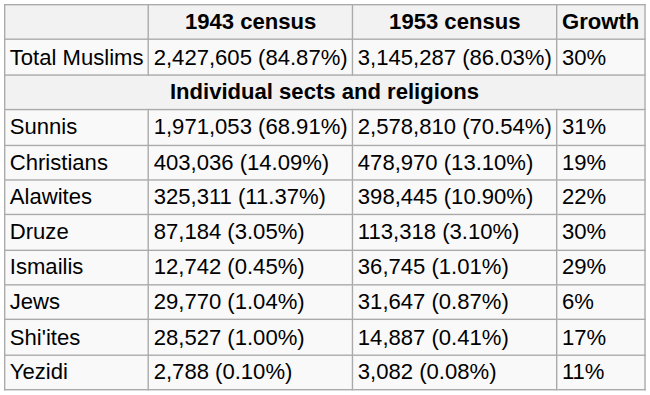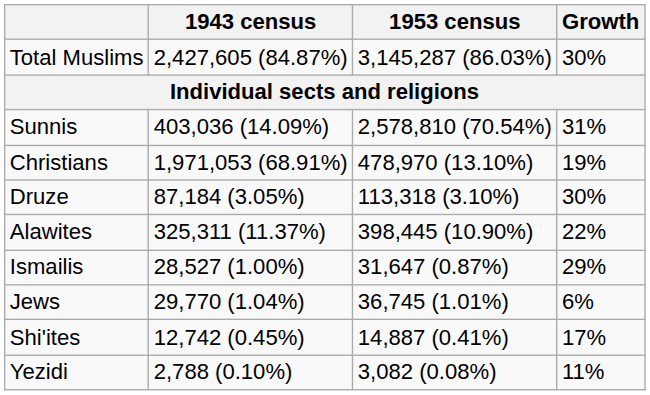(251, 127) 1,971,053 (68.91%) -> (241, 127) 403,036 (14.09%)
(241, 162) 403,036 (14.09%) -> (251, 162) 1,971,053 (68.91%)
rows swapped: (51, 197) <-> (39, 232)
(229, 267) 12,742 (0.45%) -> (229, 267) 28,527 (1.00%)
(433, 267) 36,745 (1.01%) -> (433, 267) 31,647 (0.87%)
(433, 302) 31,647 (0.87%) -> (433, 302) 36,745 (1.01%)
(229, 337) 28,527 (1.00%) -> (229, 337) 12,742 (0.45%)
